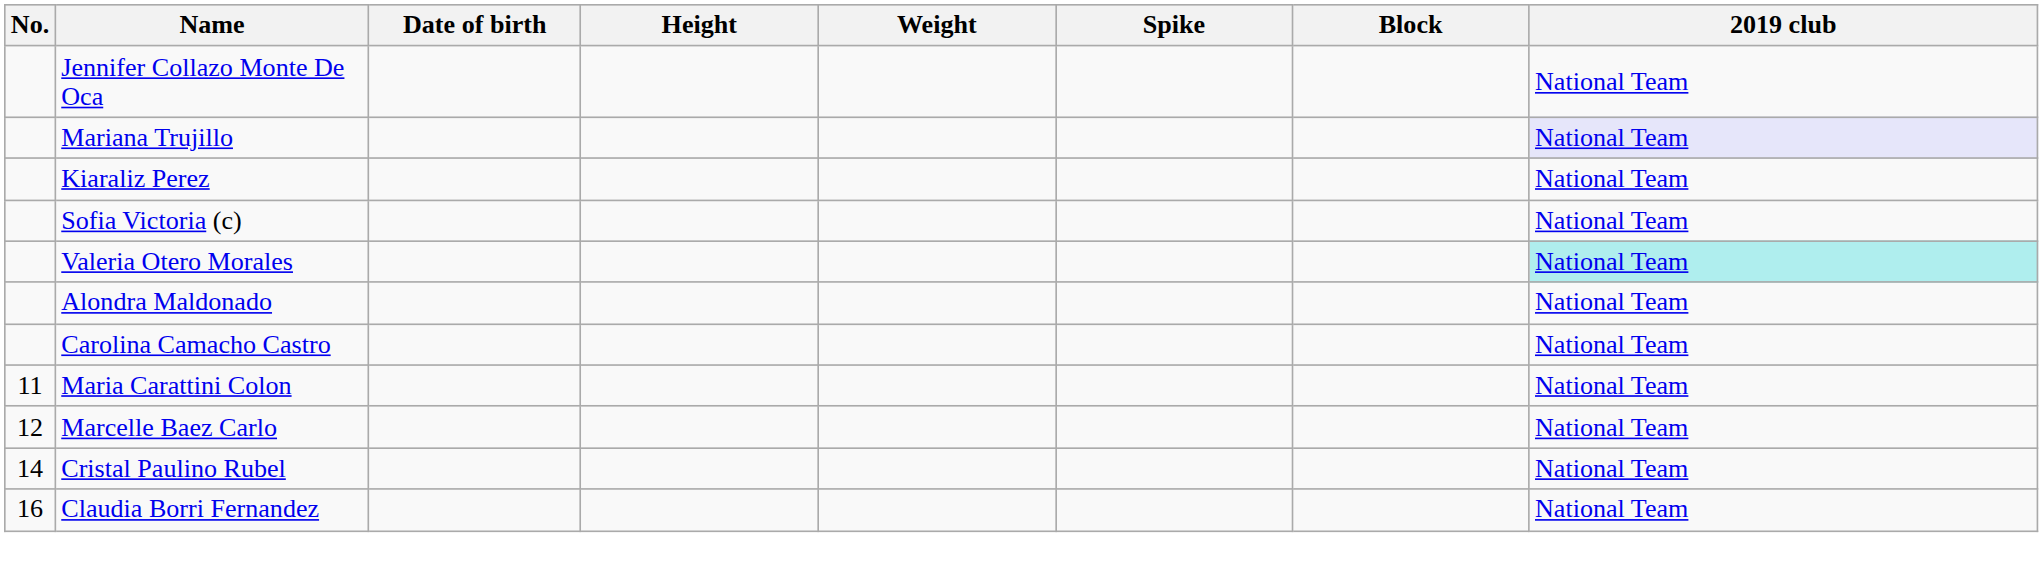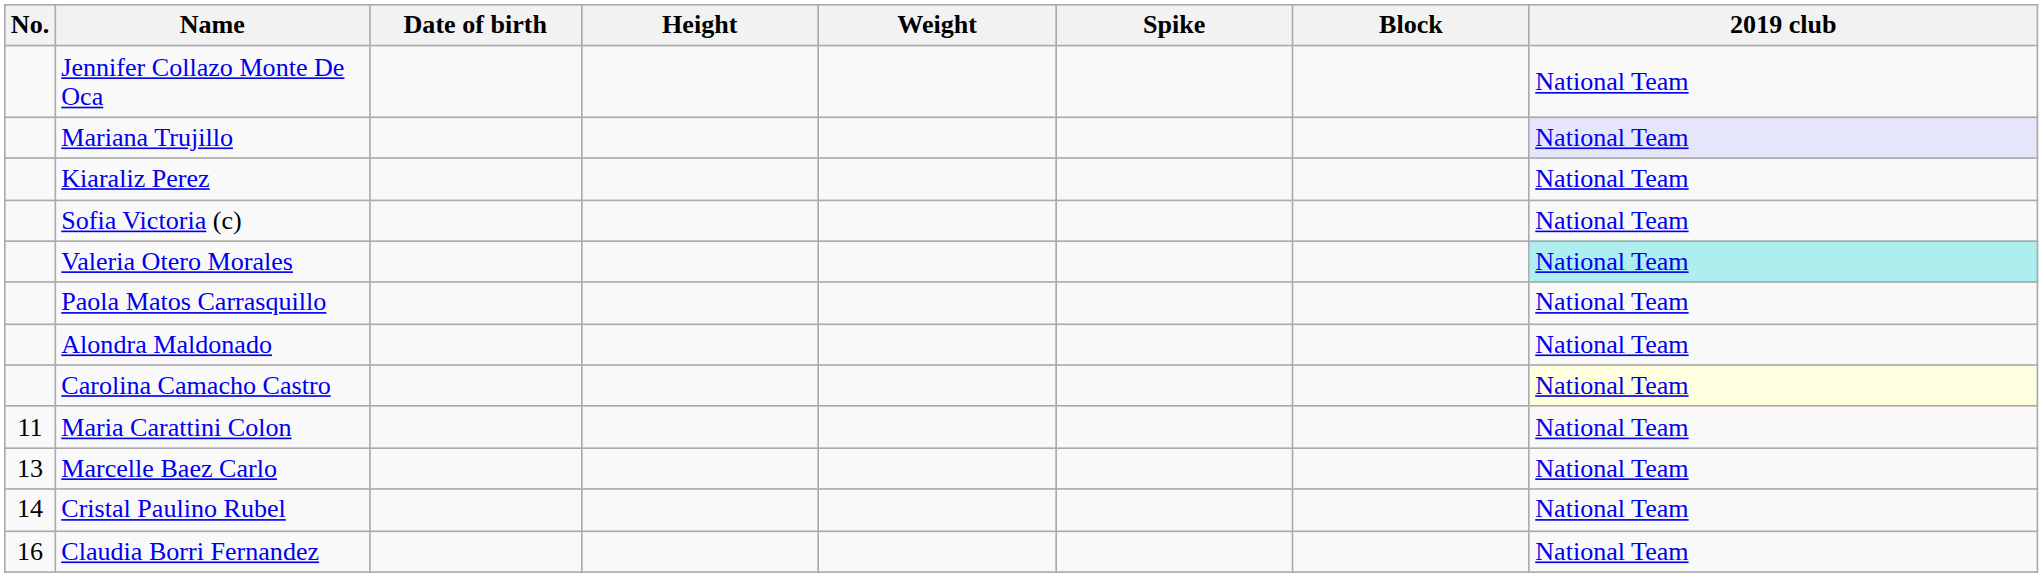+ row: (194, 302)
(1612, 344) no background -> (1612, 385) lightyellow background
(30, 426) 12 -> (30, 468) 13
